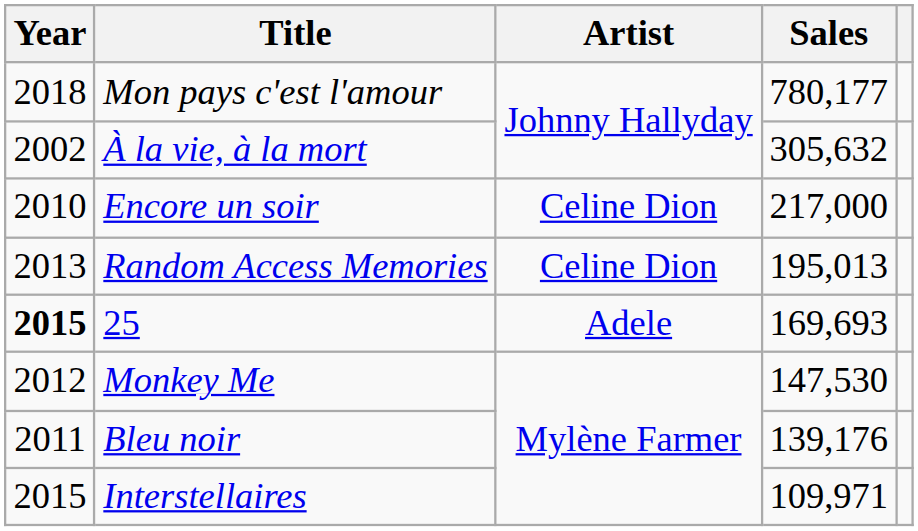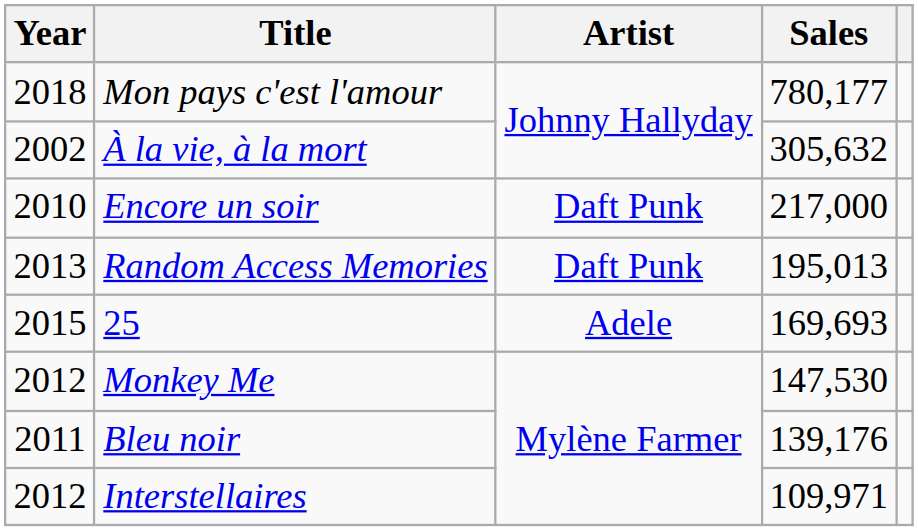(629, 206) Celine Dion -> (629, 206) Daft Punk
(629, 264) Celine Dion -> (629, 264) Daft Punk
(50, 322) bold -> (50, 322) normal
(50, 496) 2015 -> (50, 496) 2012
